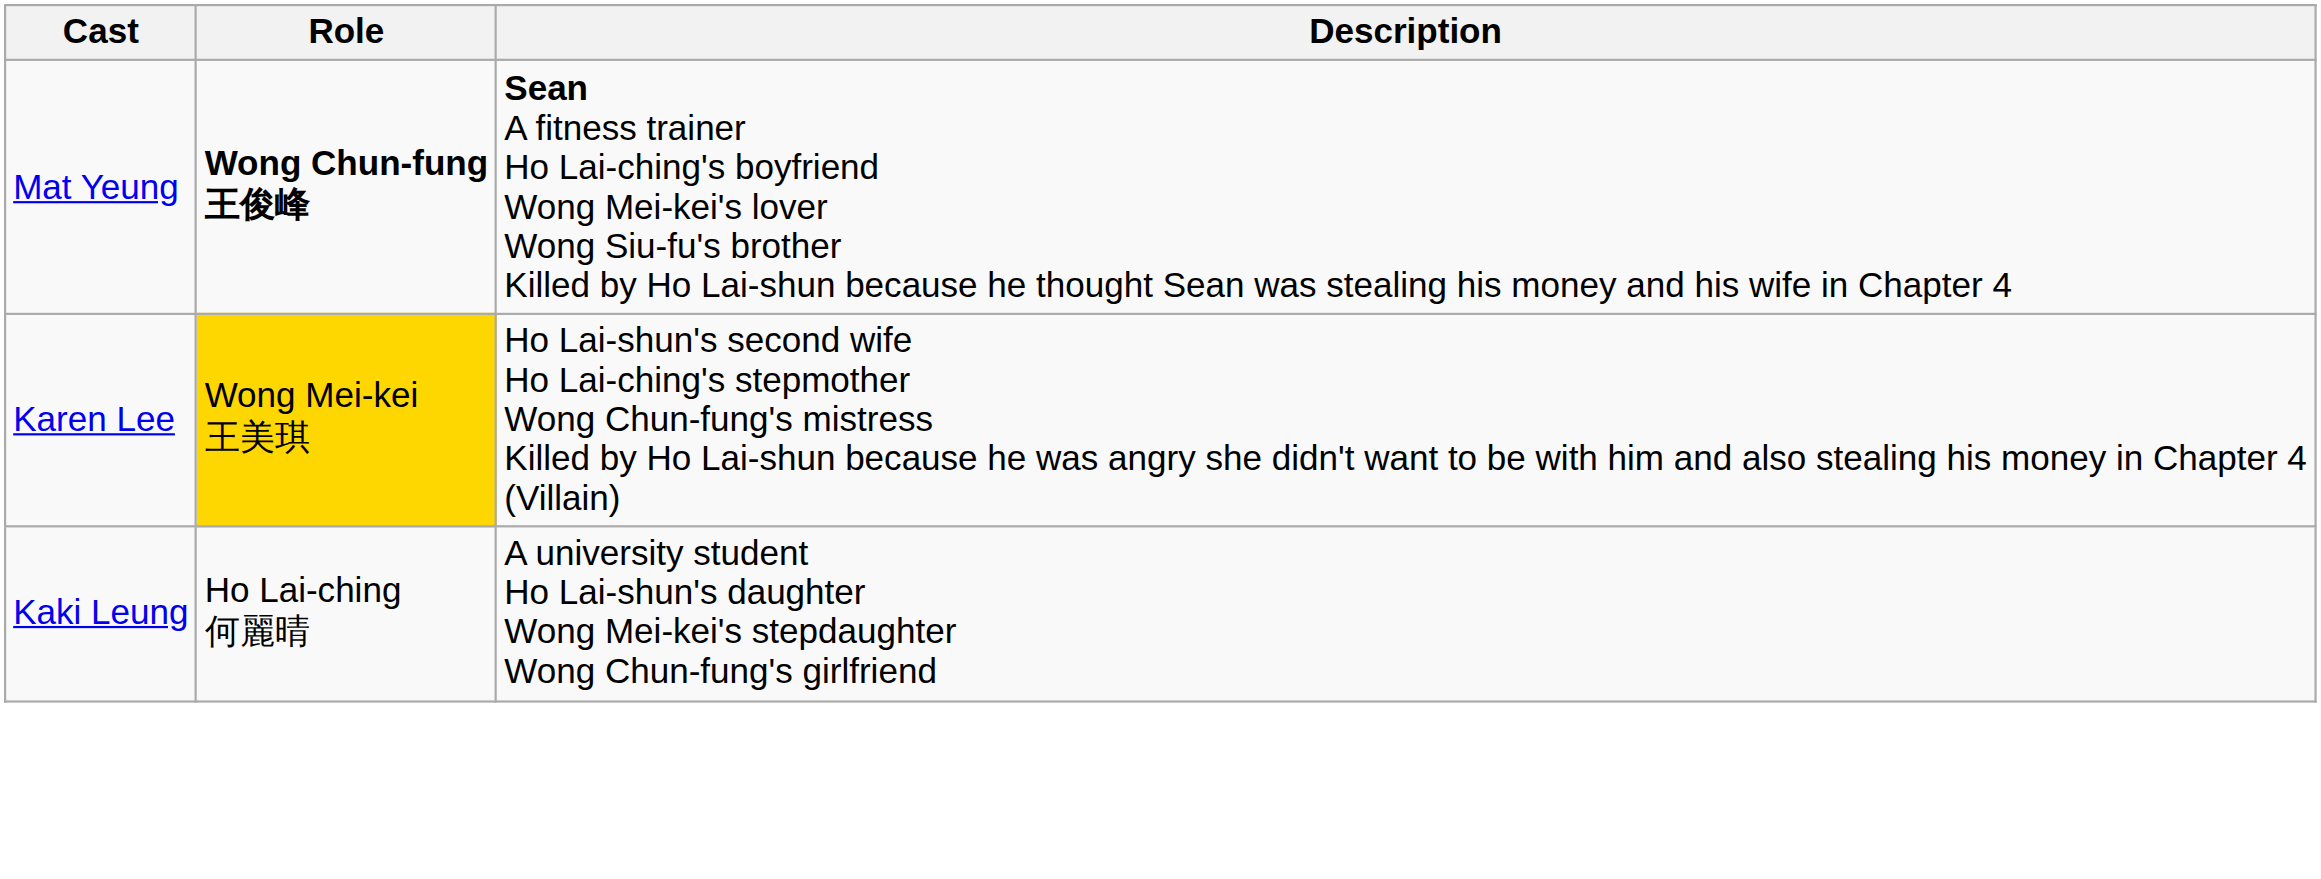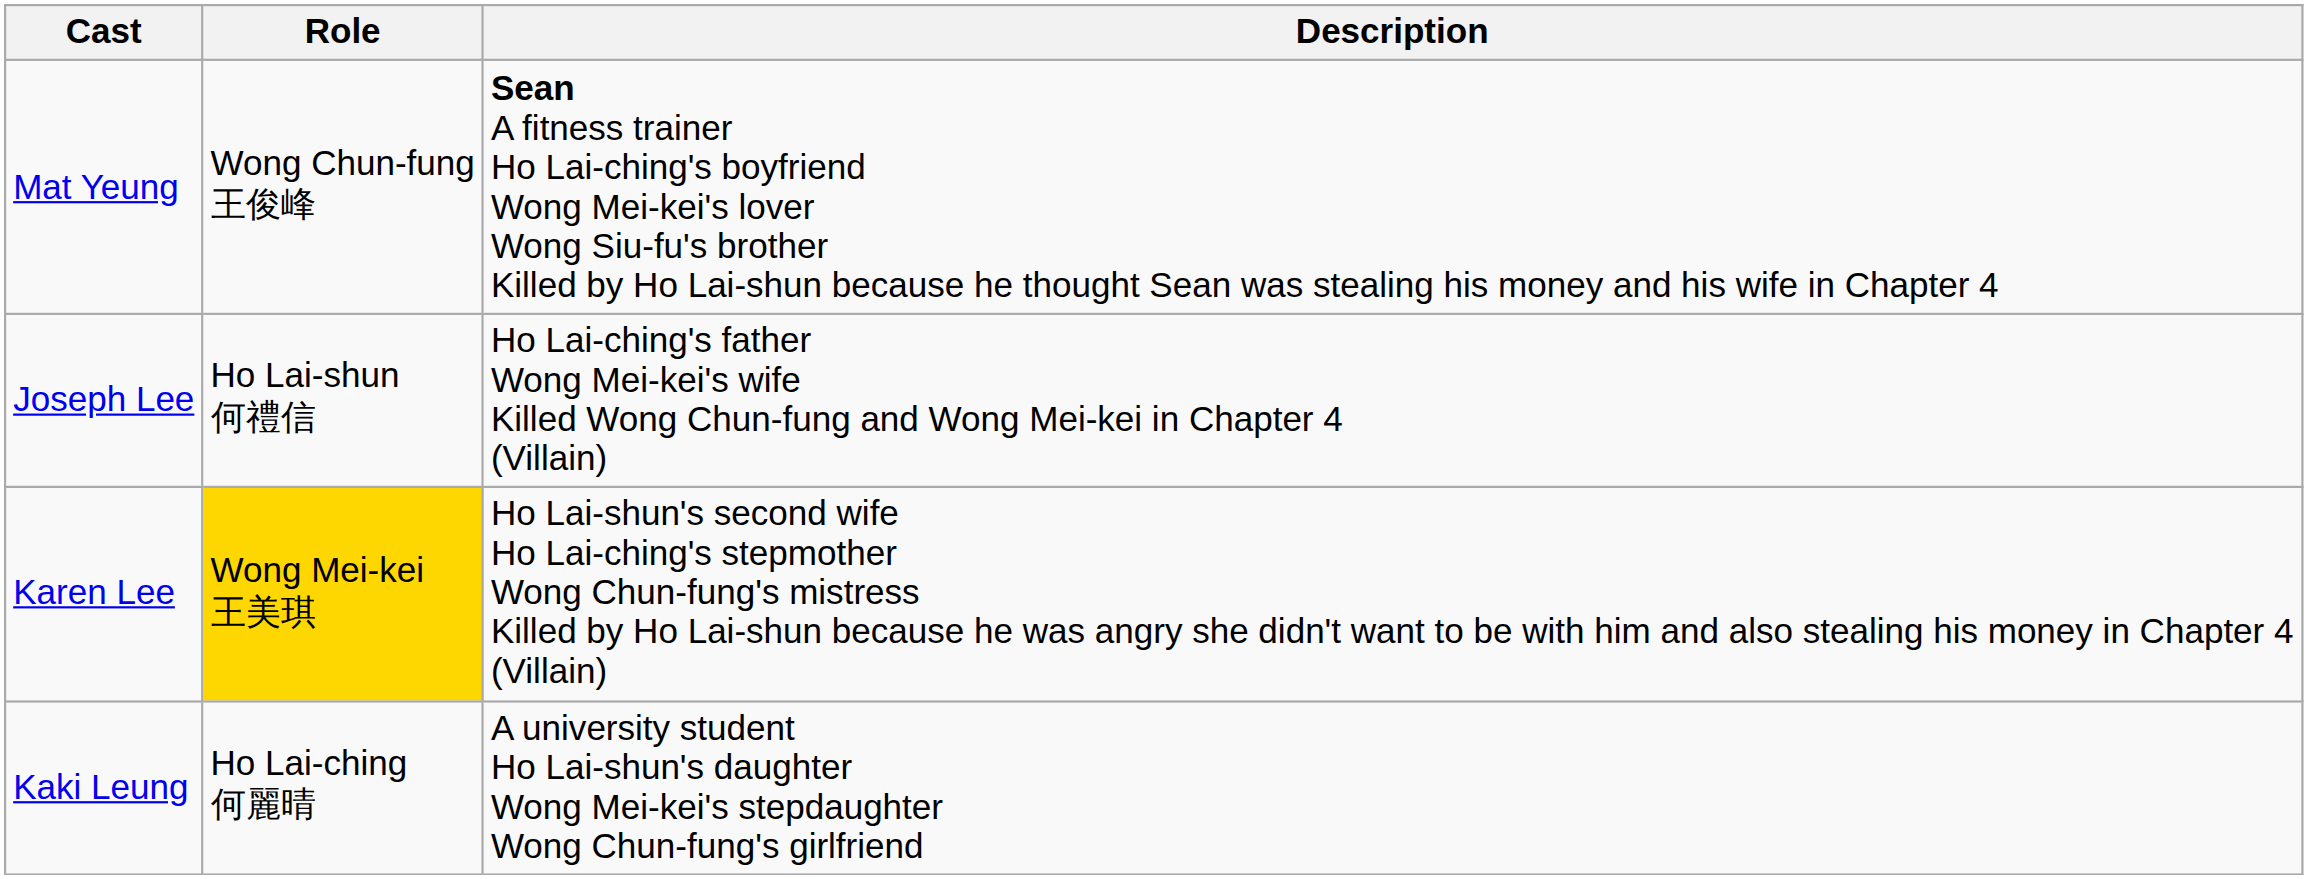(346, 184) bold -> (343, 184) normal
+ row: (104, 399)
